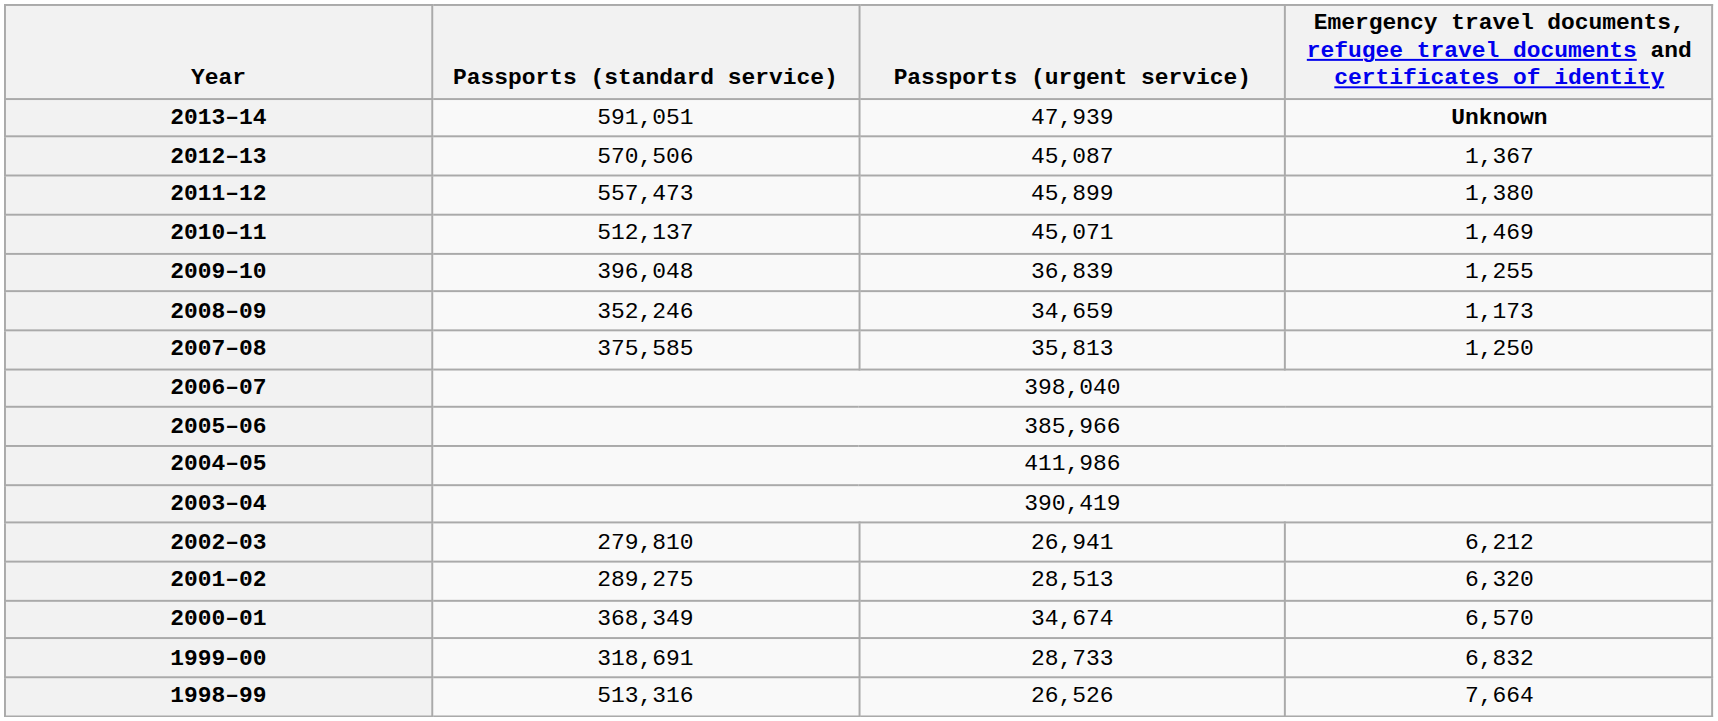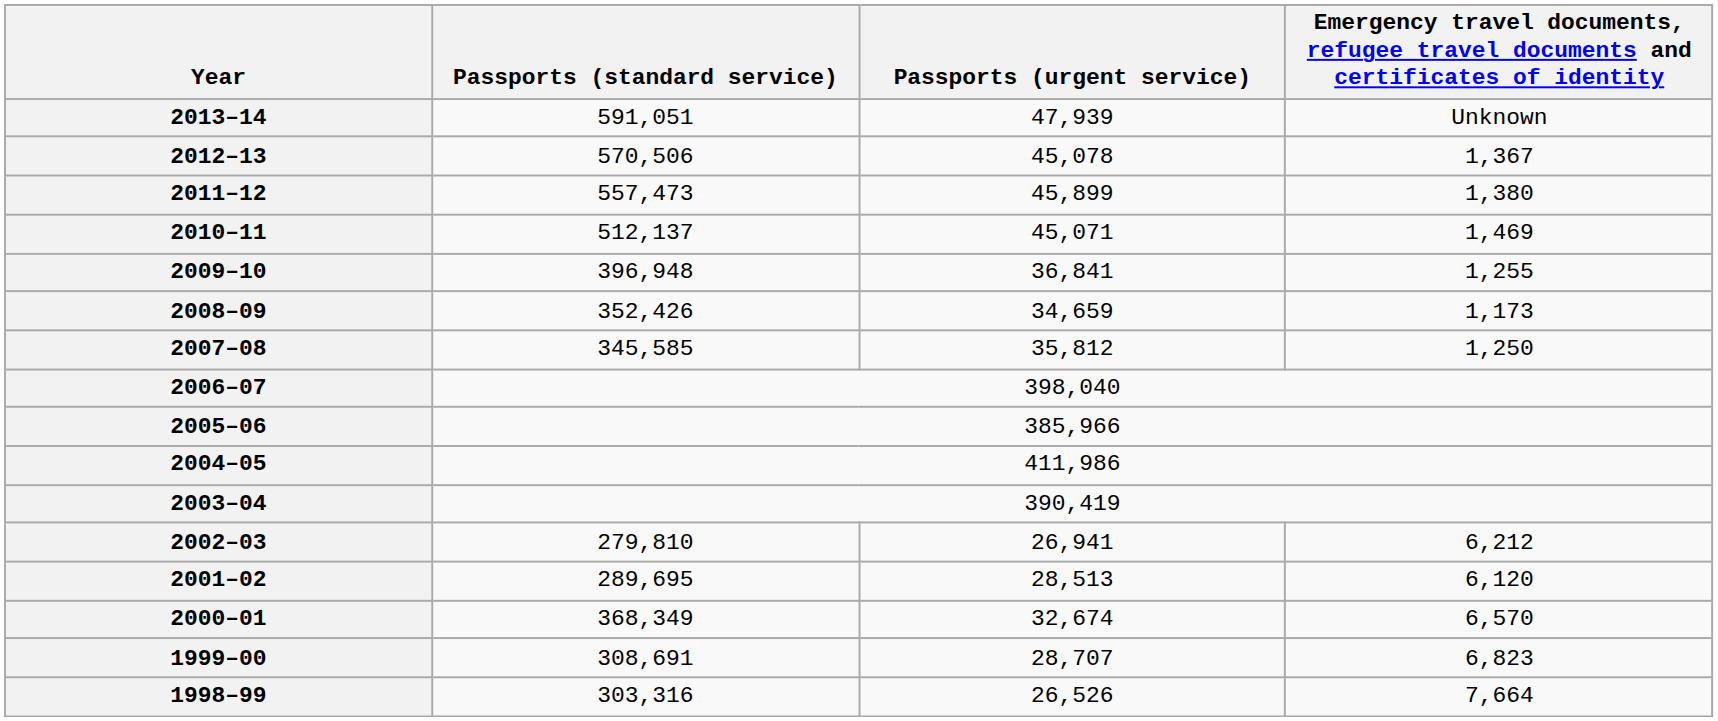(1499, 118) bold -> (1499, 118) normal
(1072, 156) 45,087 -> (1072, 156) 45,078
(645, 272) 396,048 -> (645, 272) 396,948
(1072, 272) 36,839 -> (1072, 272) 36,841
(645, 310) 352,246 -> (645, 310) 352,426
(645, 349) 375,585 -> (645, 349) 345,585
(1072, 349) 35,813 -> (1072, 349) 35,812
(645, 581) 289,275 -> (645, 581) 289,695
(1499, 581) 6,320 -> (1499, 581) 6,120
(1072, 619) 34,674 -> (1072, 619) 32,674
(645, 658) 318,691 -> (645, 658) 308,691
(1072, 658) 28,733 -> (1072, 658) 28,707
(1499, 658) 6,832 -> (1499, 658) 6,823
(645, 696) 513,316 -> (645, 696) 303,316
